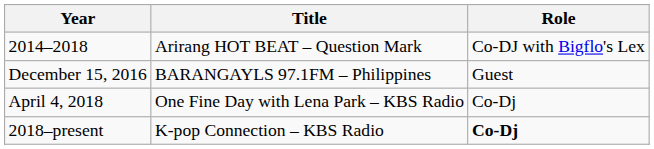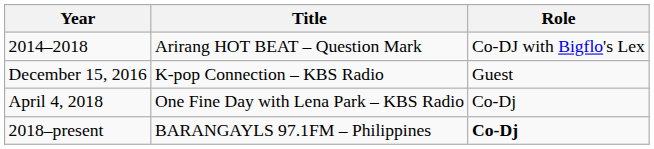(293, 74) BARANGAYLS 97.1FM – Philippines -> (269, 74) K-pop Connection – KBS Radio
(269, 130) K-pop Connection – KBS Radio -> (293, 130) BARANGAYLS 97.1FM – Philippines
